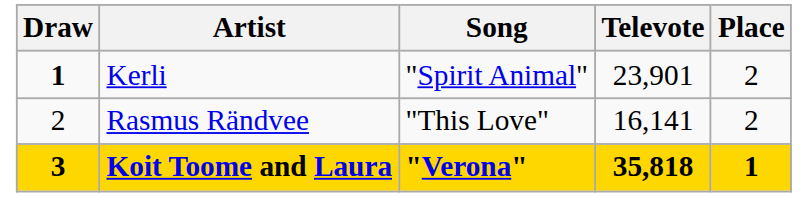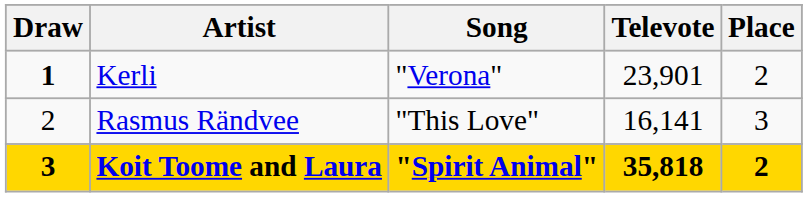(497, 74) "Spirit Animal" -> (449, 74) "Verona"
(751, 120) 2 -> (761, 120) 3
(467, 167) "Verona" -> (497, 167) "Spirit Animal"
(751, 167) 1 -> (761, 167) 2
